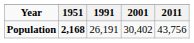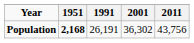(138, 29) 30,402 -> (138, 29) 36,302
